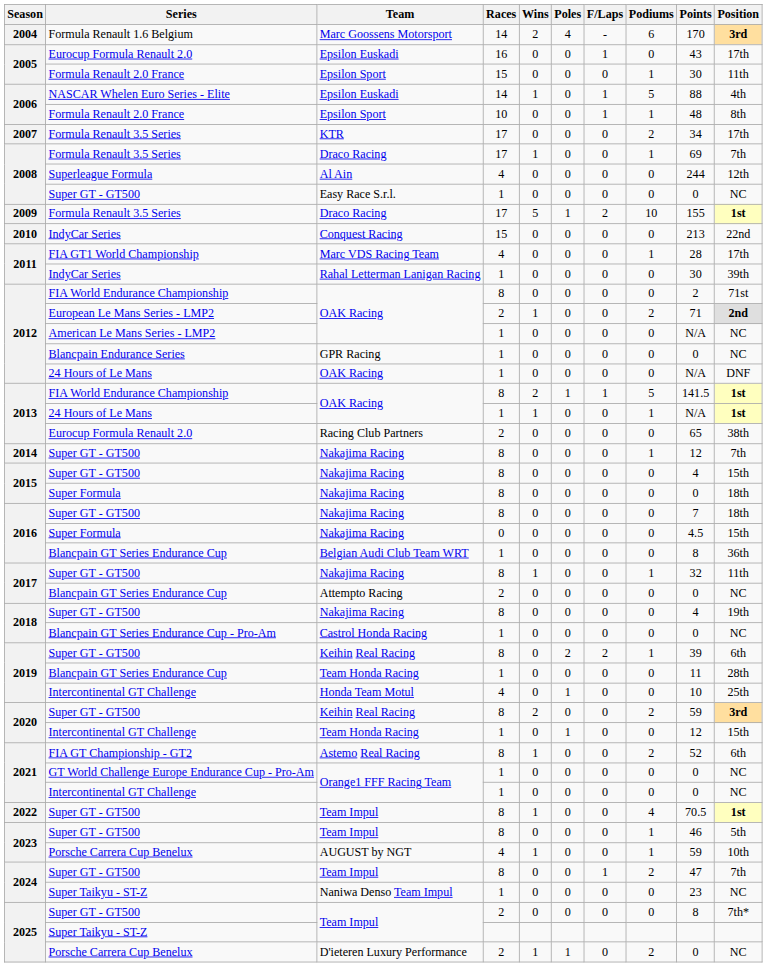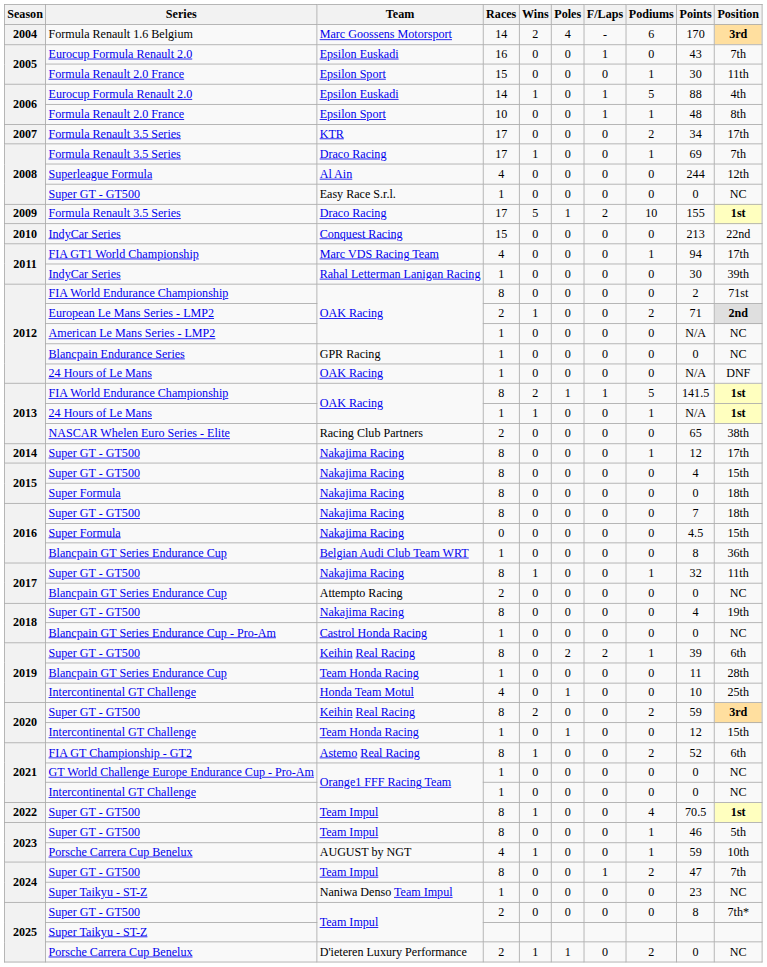(738, 54) 17th -> (738, 54) 7th
(139, 94) NASCAR Whelen Euro Series - Elite -> (120, 94) Eurocup Formula Renault 2.0
(696, 254) 28 -> (696, 254) 94
(120, 433) Eurocup Formula Renault 2.0 -> (139, 433) NASCAR Whelen Euro Series - Elite
(738, 453) 7th -> (738, 453) 17th
